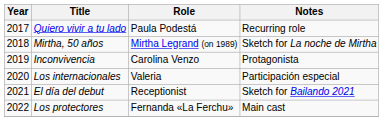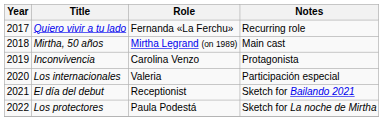(164, 28) Paula Podestá -> (182, 28) Fernanda «La Ferchu»
(309, 44) Sketch for La noche de Mirtha -> (264, 44) Main cast
(182, 108) Fernanda «La Ferchu» -> (164, 108) Paula Podestá
(264, 108) Main cast -> (309, 108) Sketch for La noche de Mirtha
